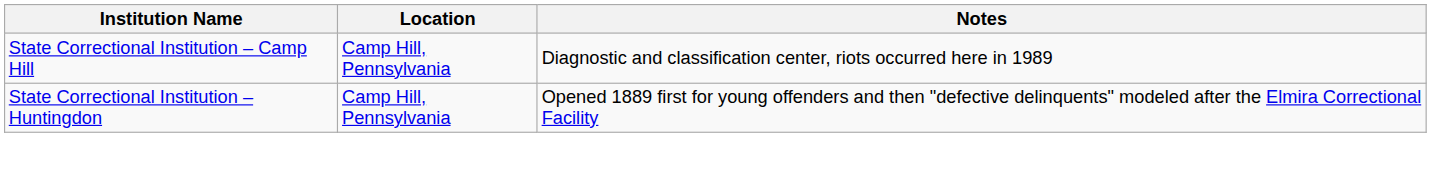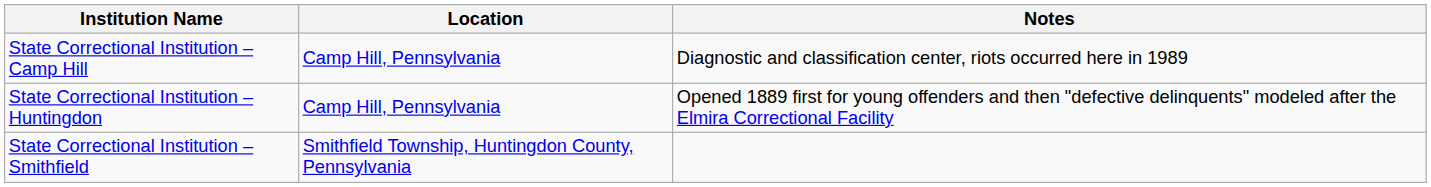+ row: (131, 157)
